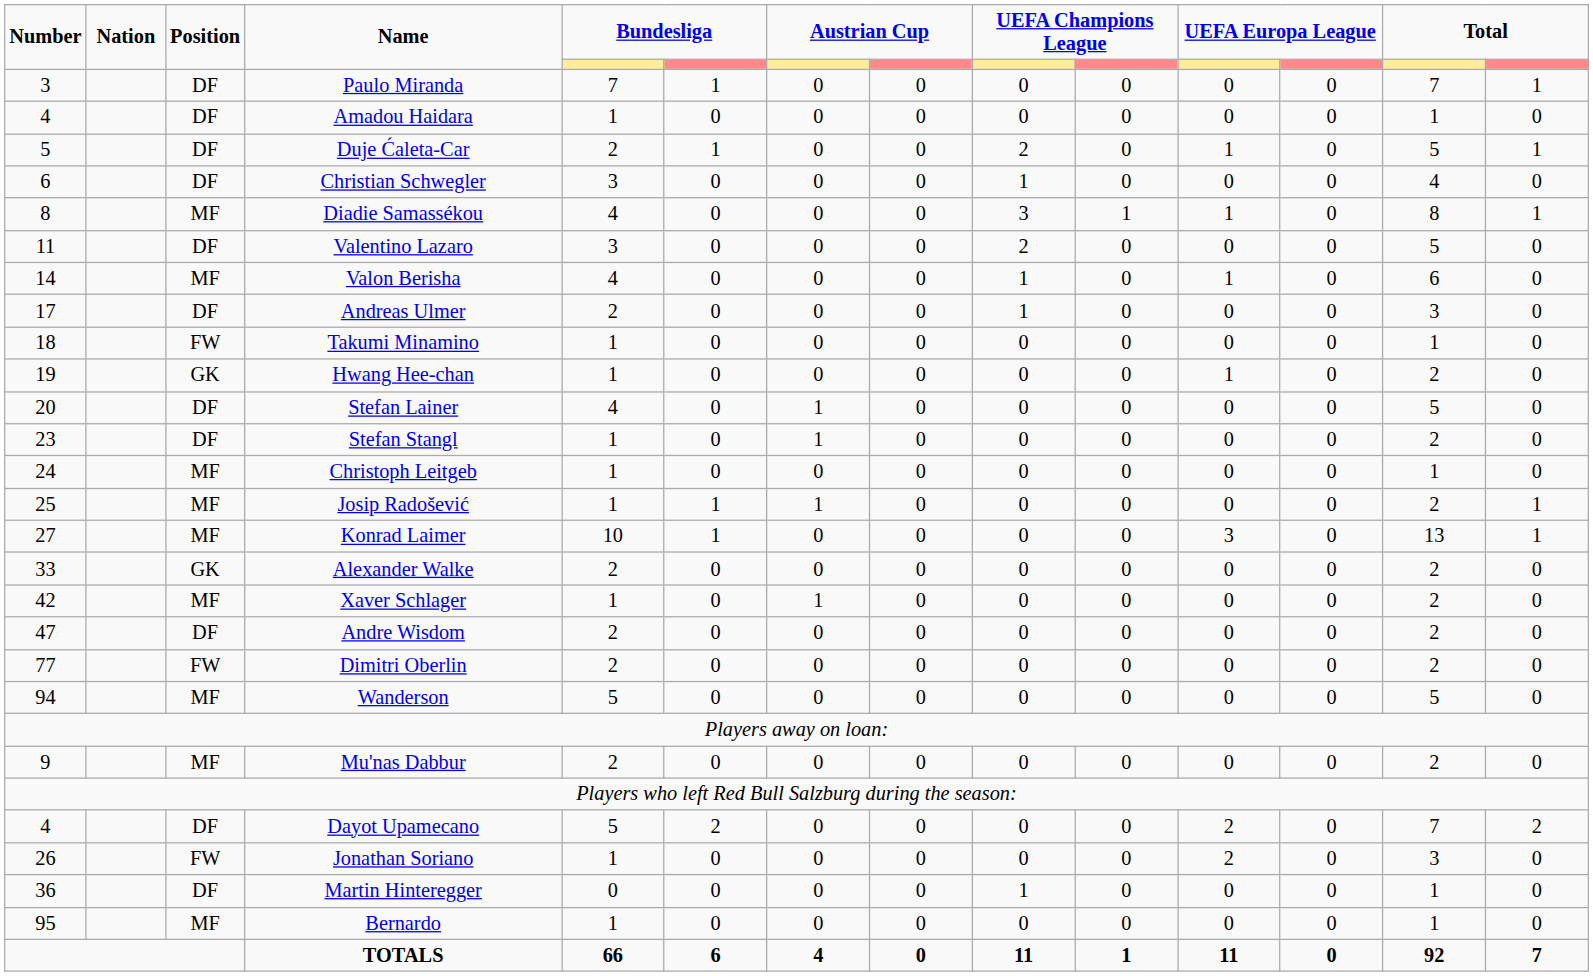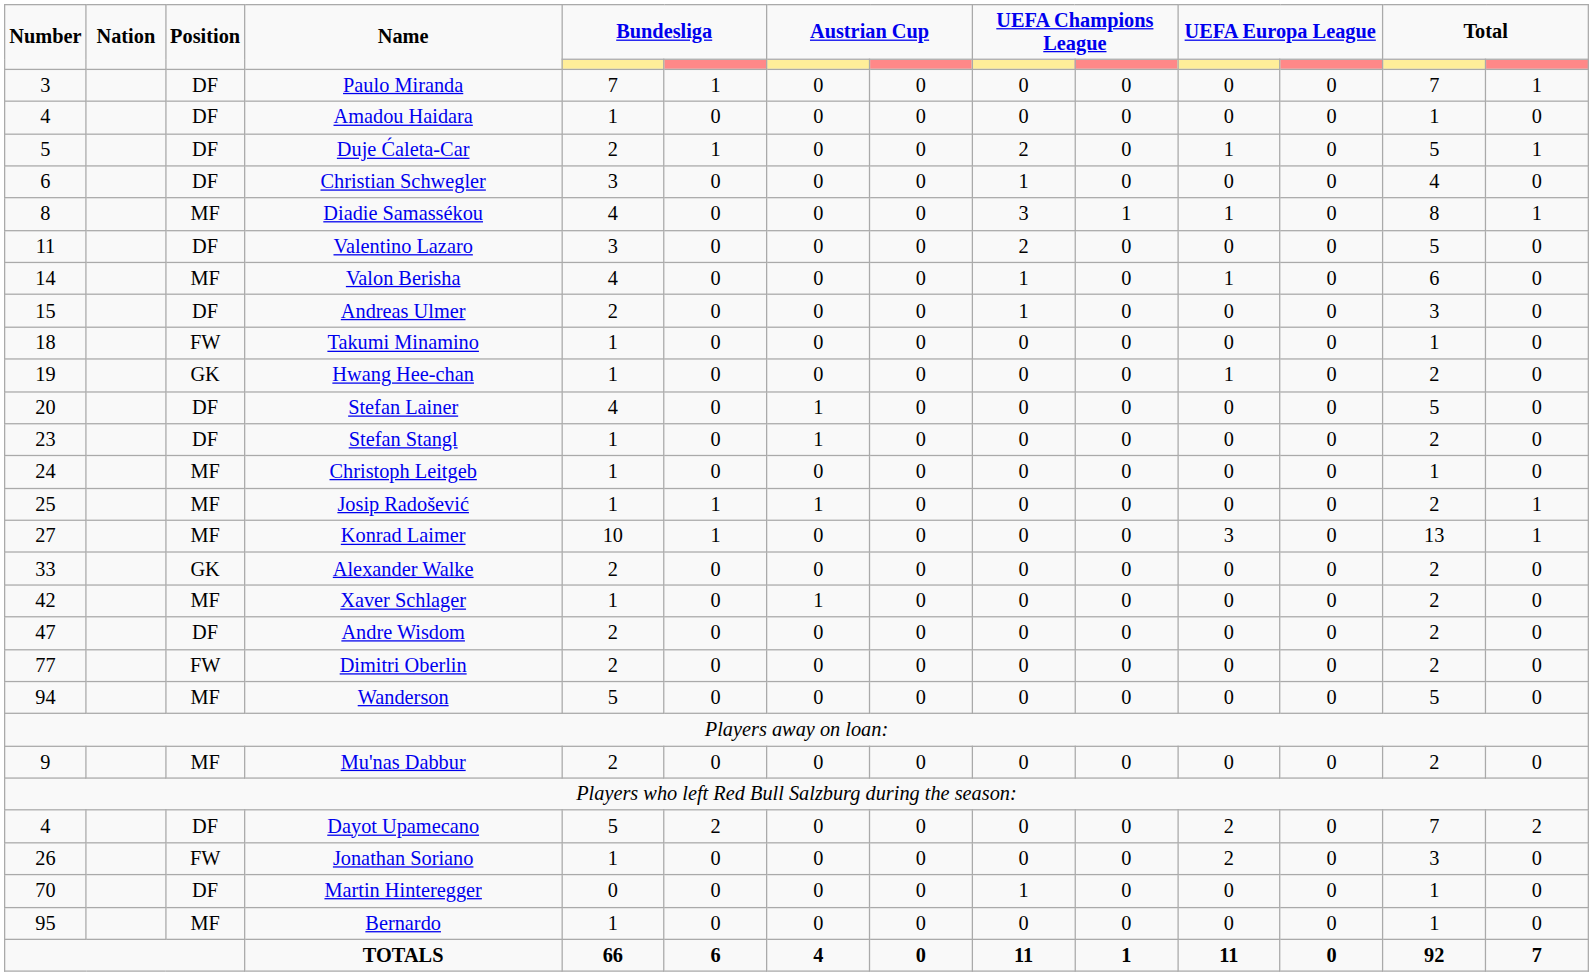(45, 310) 17 -> (45, 310) 15
(45, 890) 36 -> (45, 890) 70
